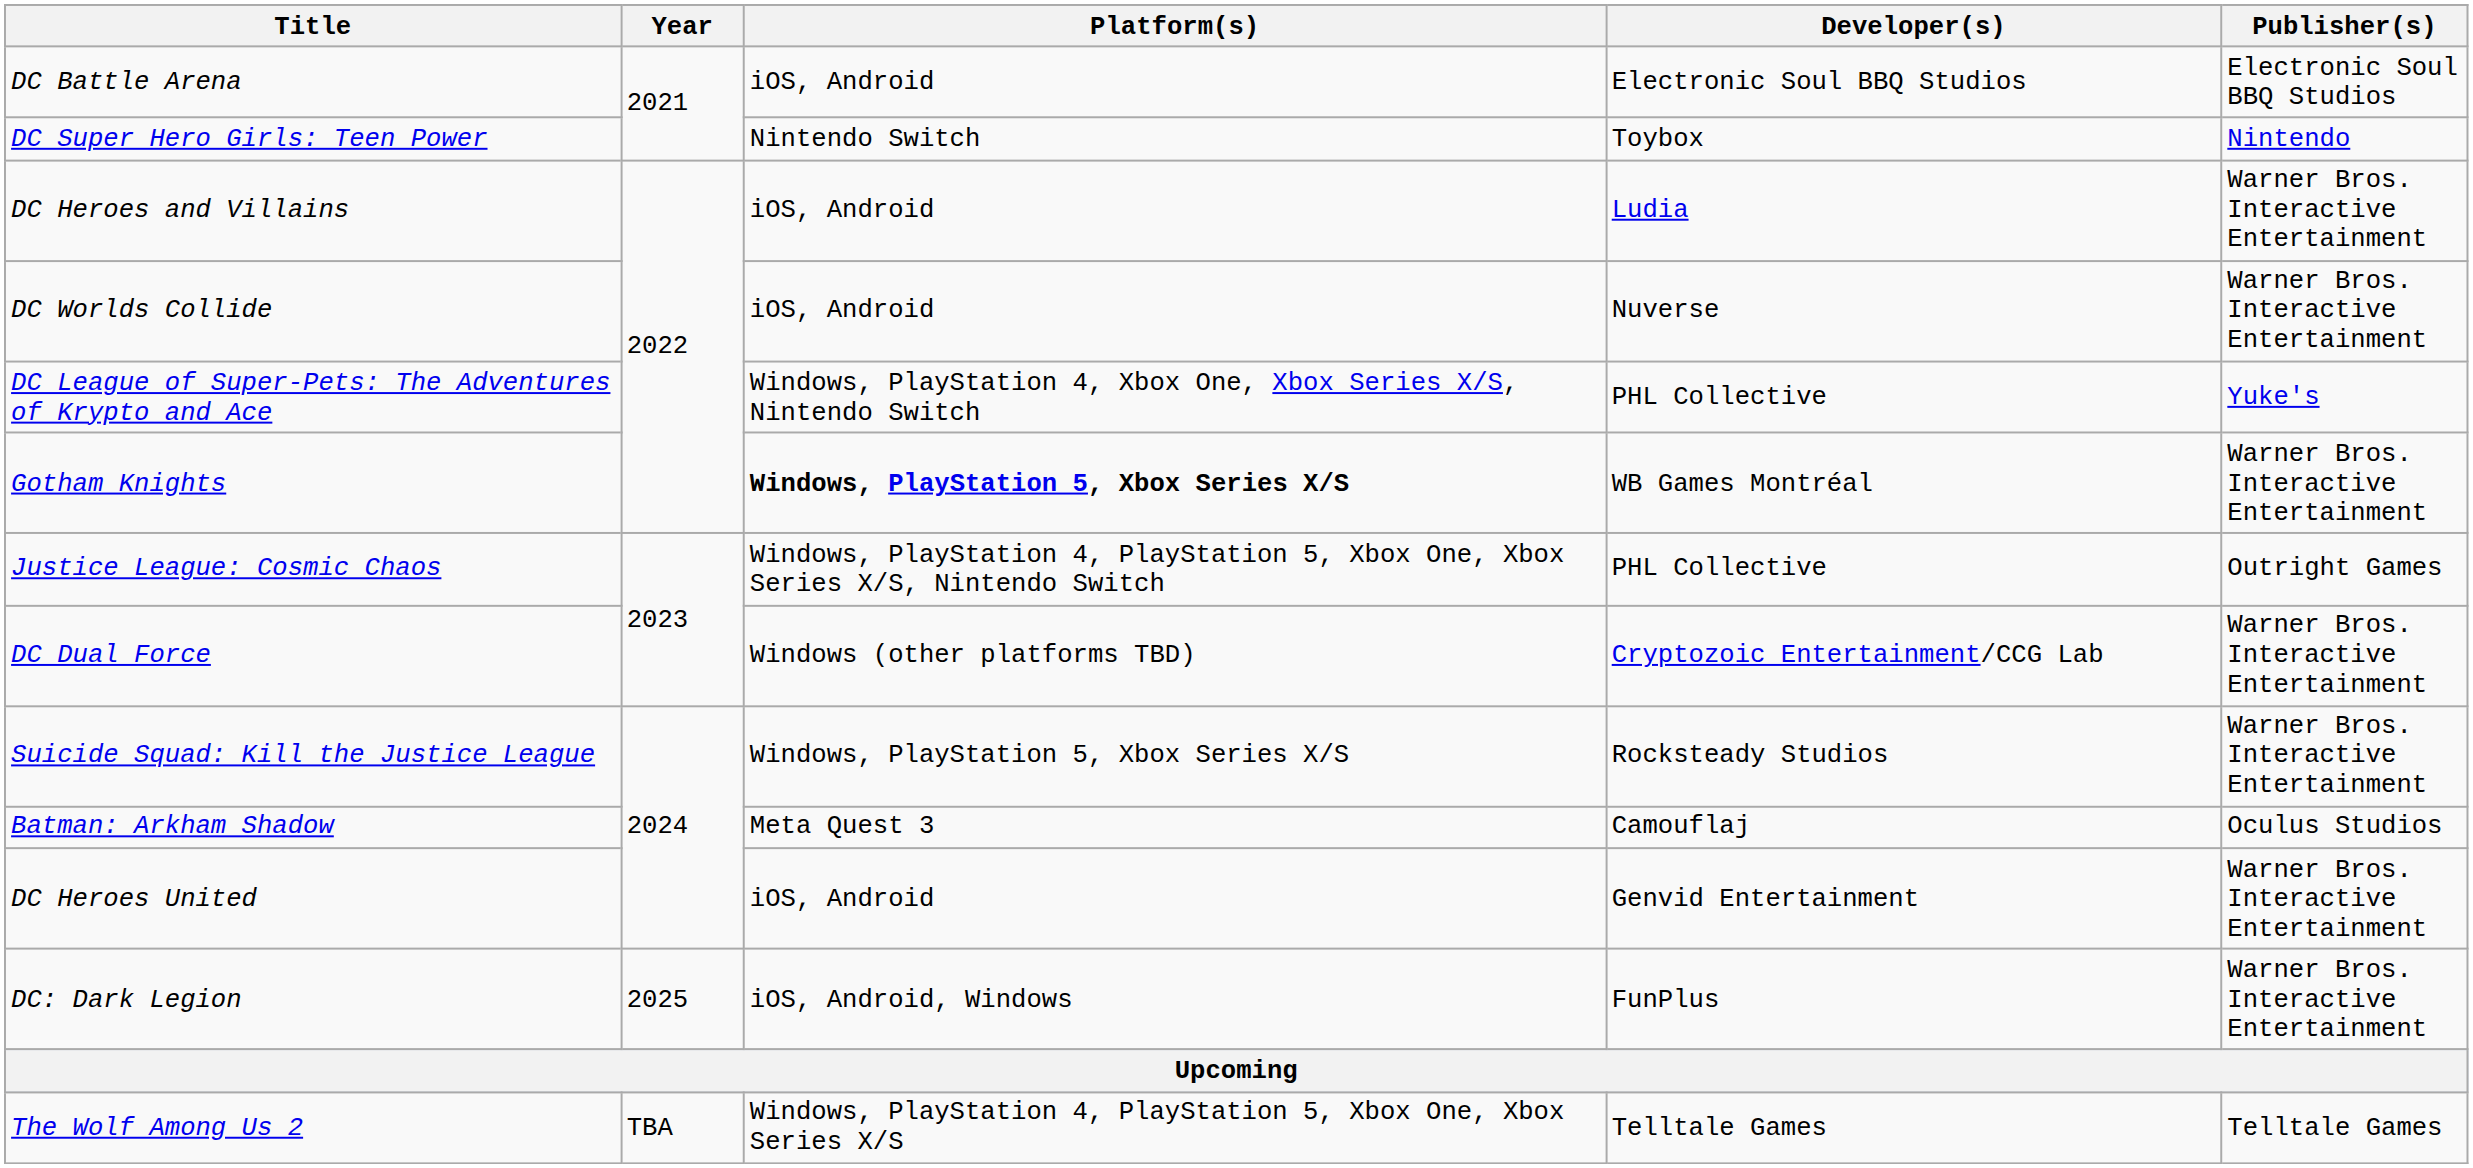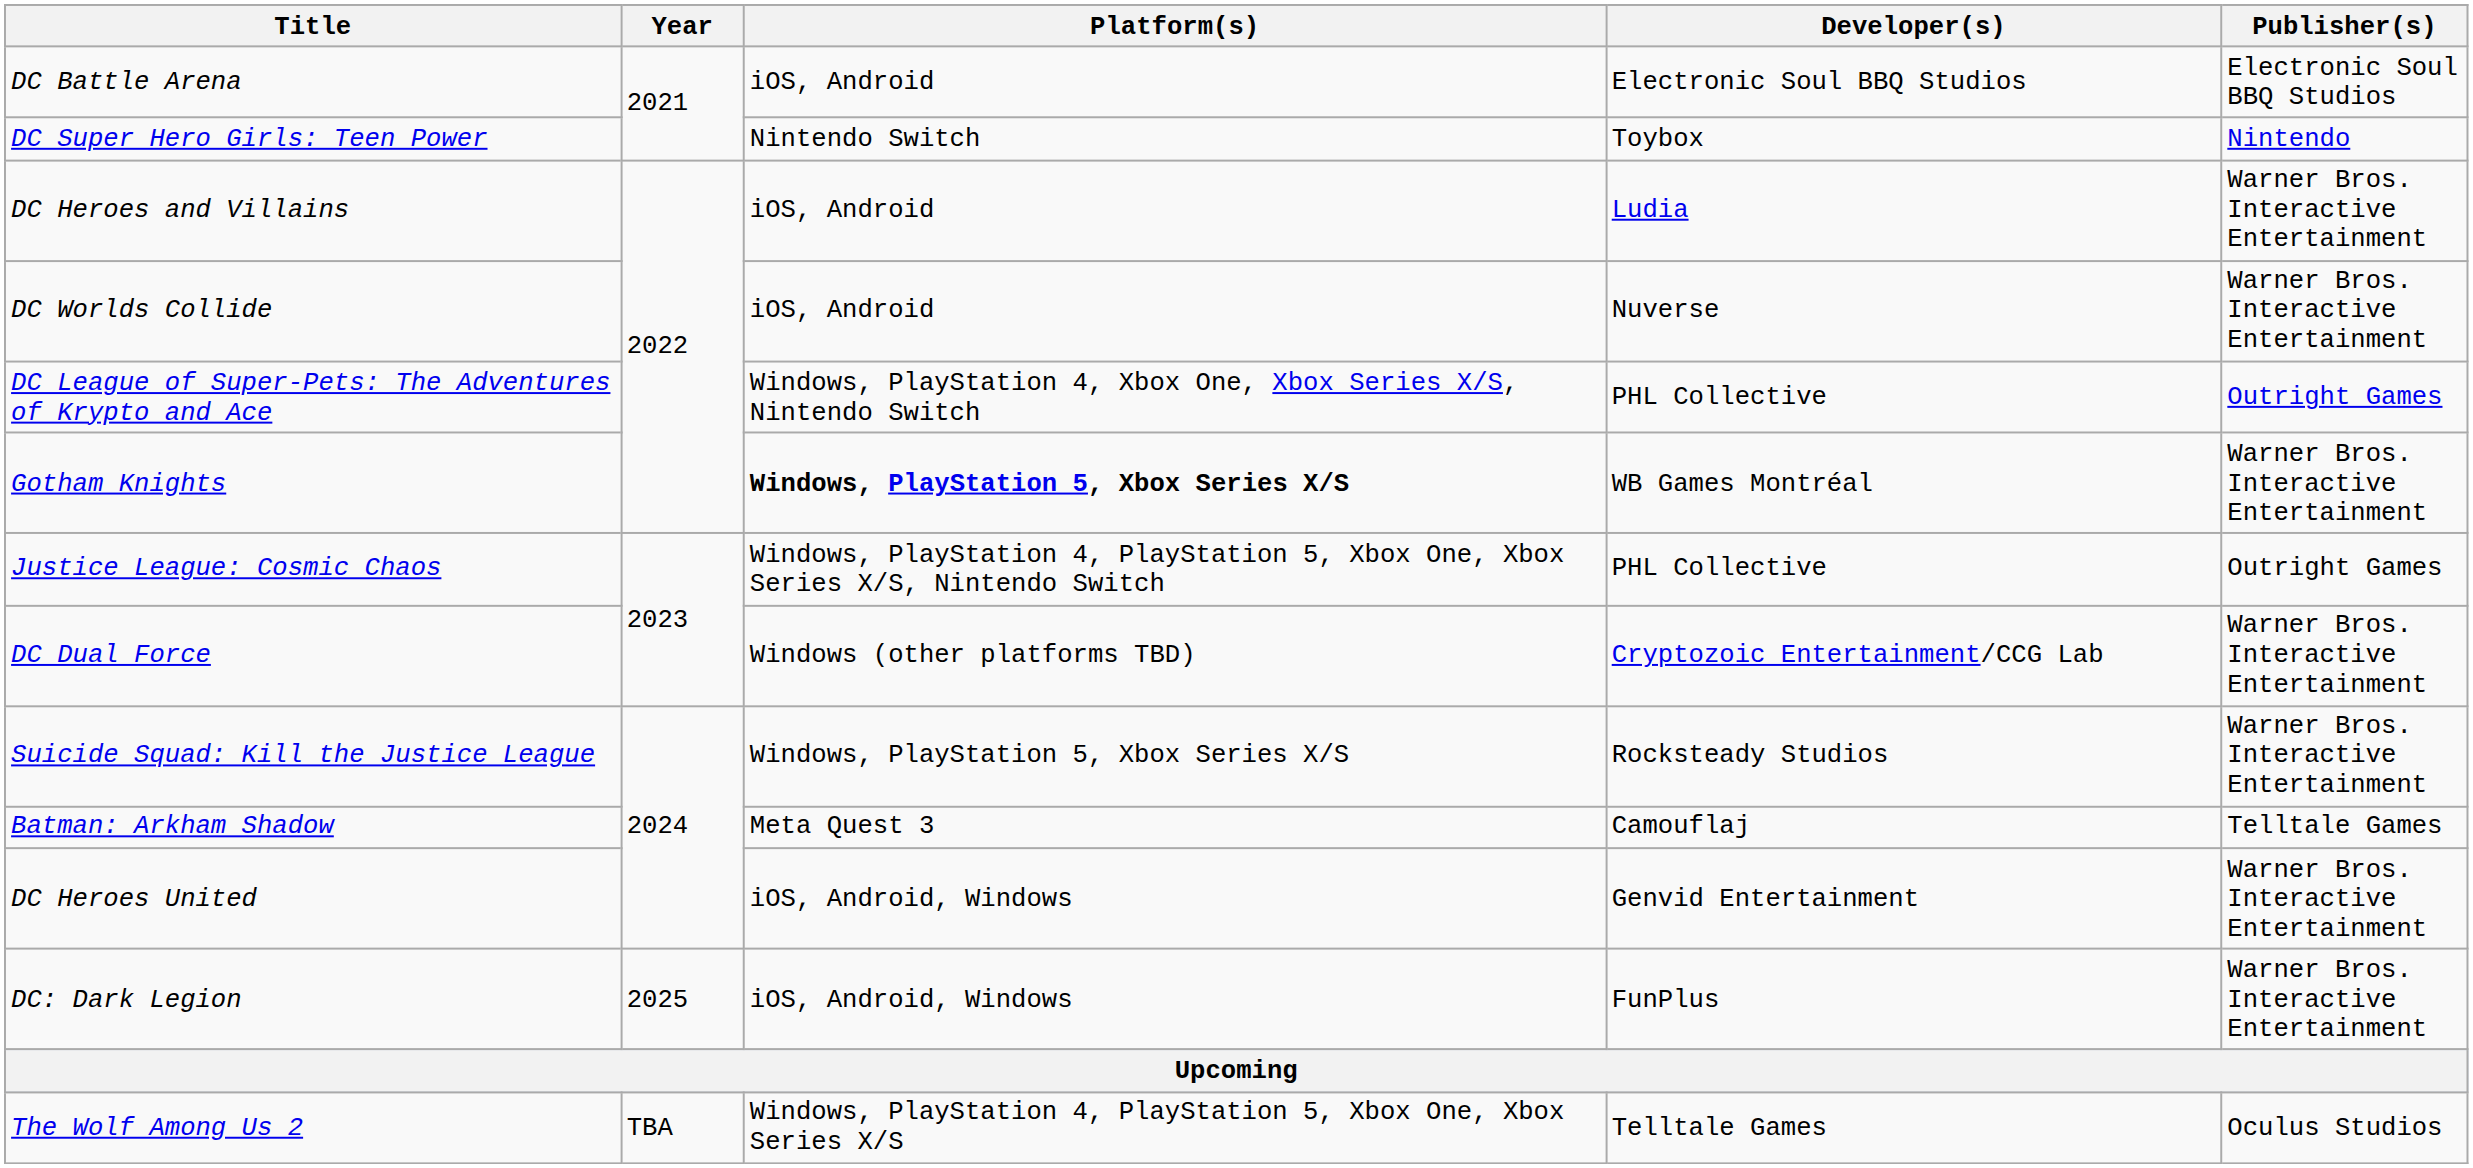(2273, 397) Yuke's -> (2335, 397) Outright Games
(2335, 827) Oculus Studios -> (2335, 827) Telltale Games
(842, 899) iOS, Android -> (911, 899) iOS, Android, Windows
(2335, 1127) Telltale Games -> (2335, 1127) Oculus Studios
